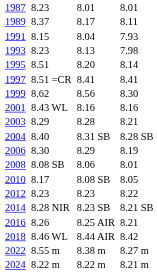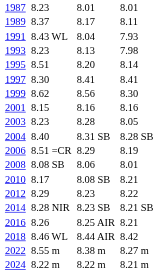(40, 36) 8.15 -> (49, 36) 8.43 WL
(51, 79) 8.51 =CR -> (40, 79) 8.30
(49, 108) 8.43 WL -> (40, 108) 8.15
(40, 122) 8.29 -> (40, 122) 8.23
(129, 122) 8.21 -> (129, 122) 8.05
(40, 150) 8.30 -> (51, 150) 8.51 =CR
(129, 179) 8.05 -> (129, 179) 8.21
(40, 193) 8.23 -> (40, 193) 8.29
